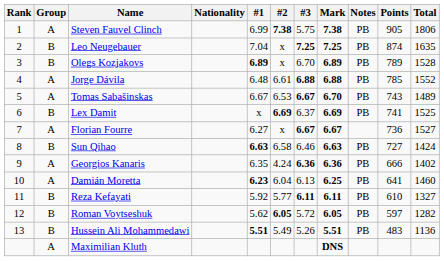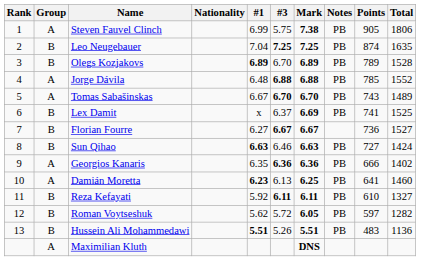- column: (282, 12)
(306, 96) 6.67 -> (282, 96) 6.70
(51, 130) A -> (51, 130) B
